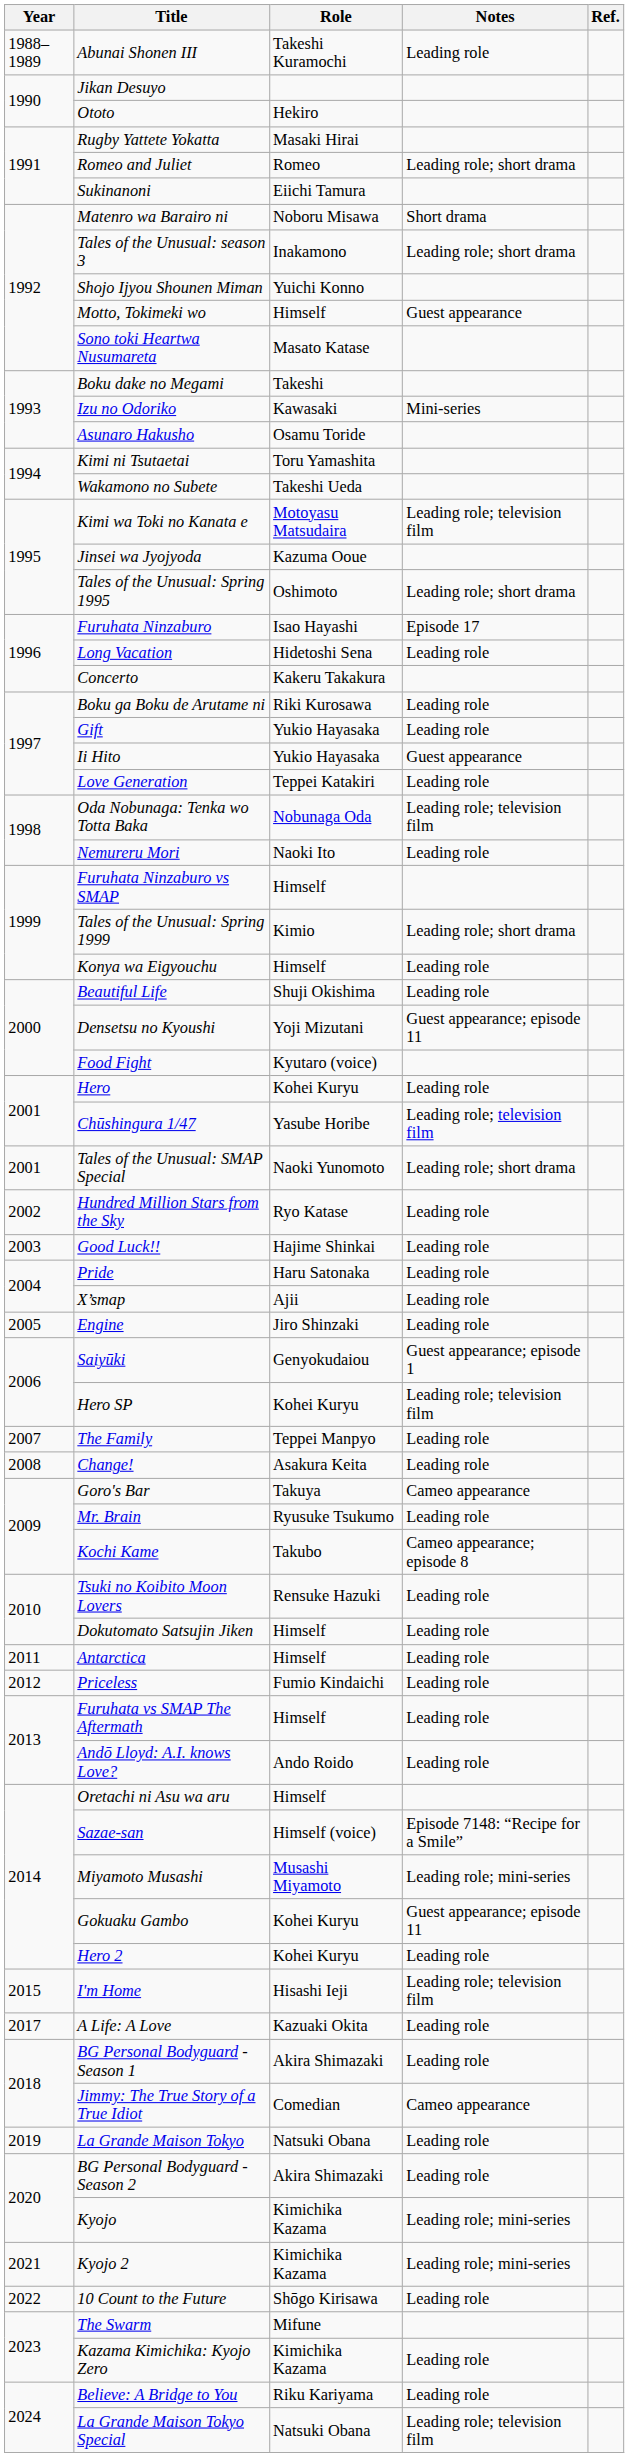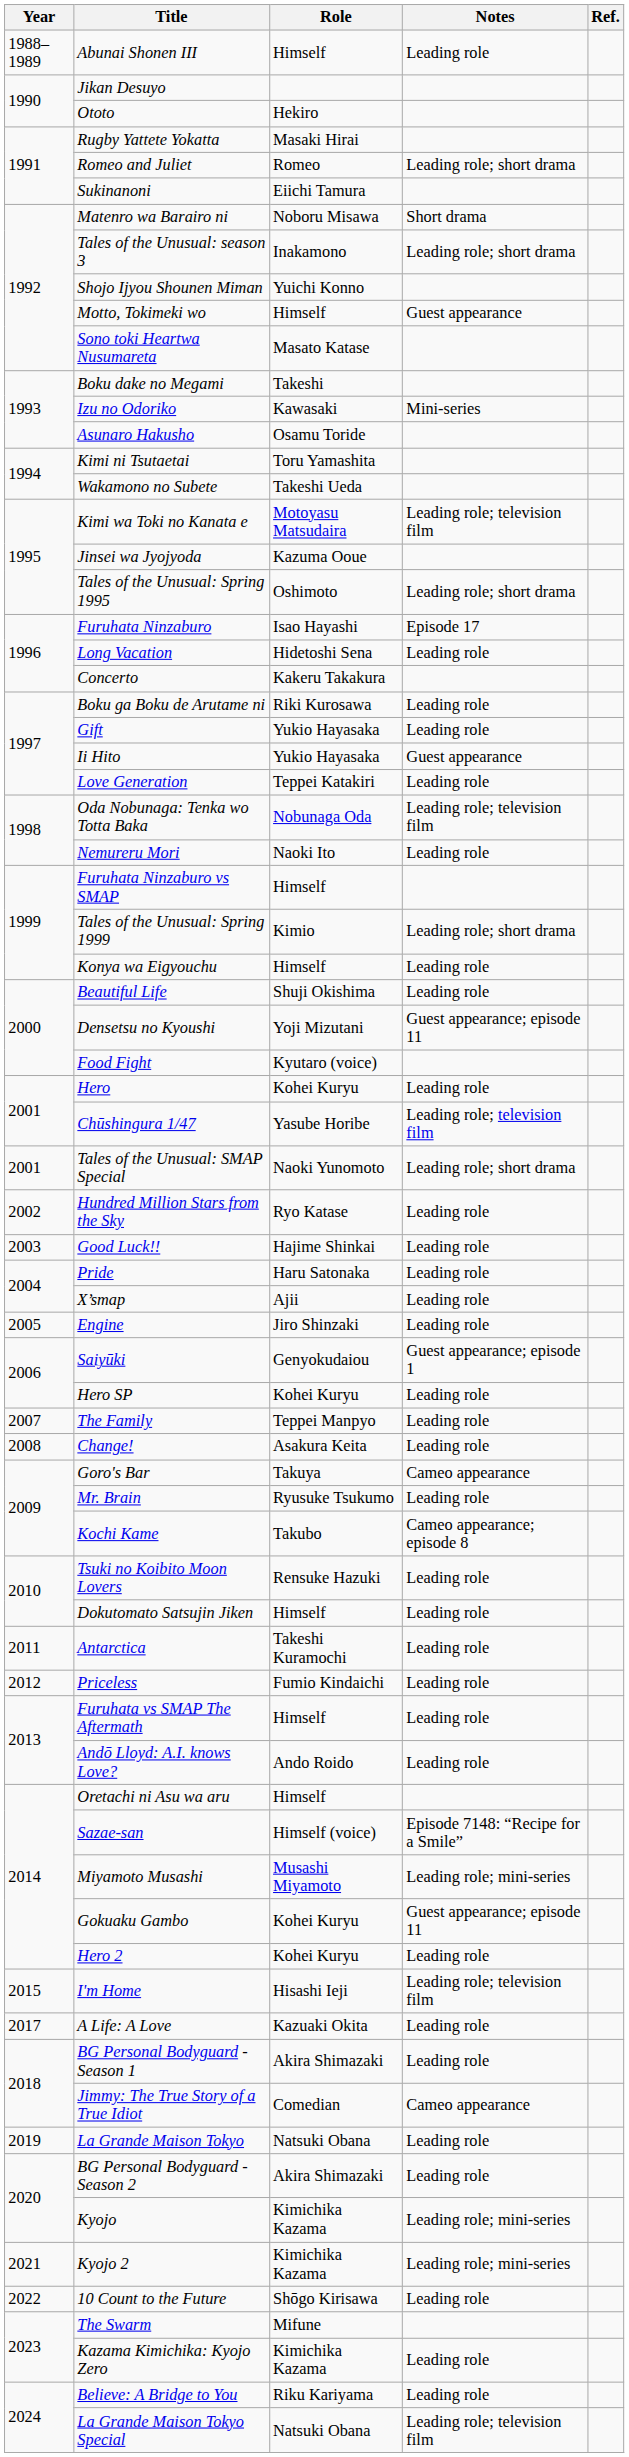(310, 52) Takeshi Kuramochi -> (299, 52) Himself
(484, 1404) Leading role; television film -> (448, 1394) Leading role
(299, 1657) Himself -> (310, 1647) Takeshi Kuramochi
